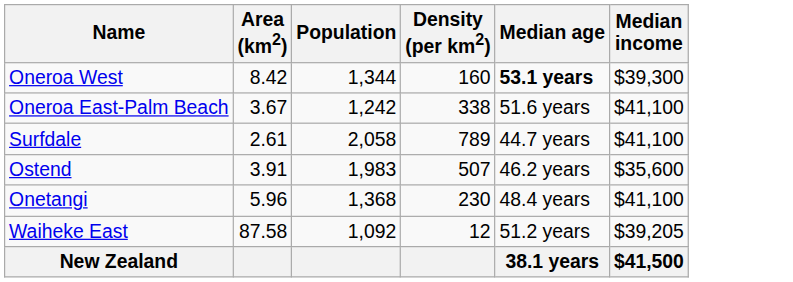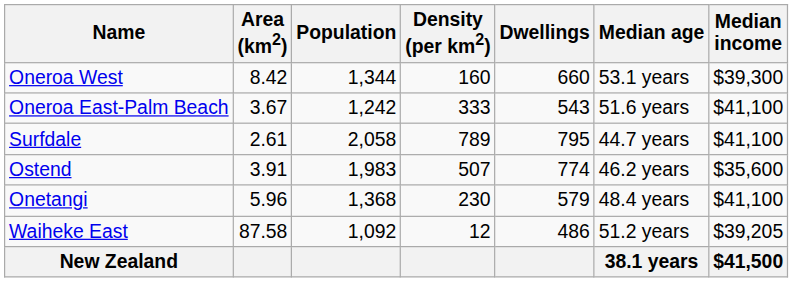+ column: (545, 33)
(546, 77) bold -> (644, 77) normal
(474, 108) 338 -> (474, 108) 333
